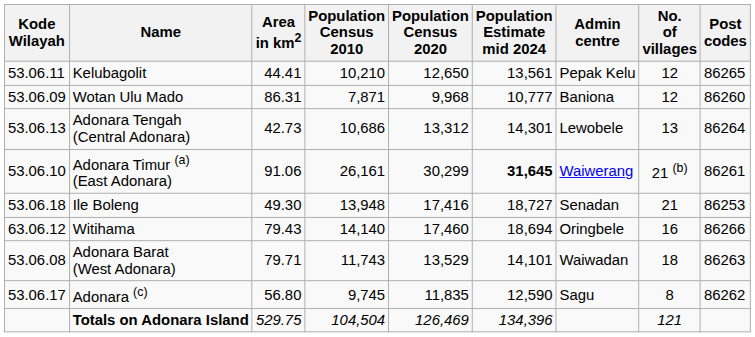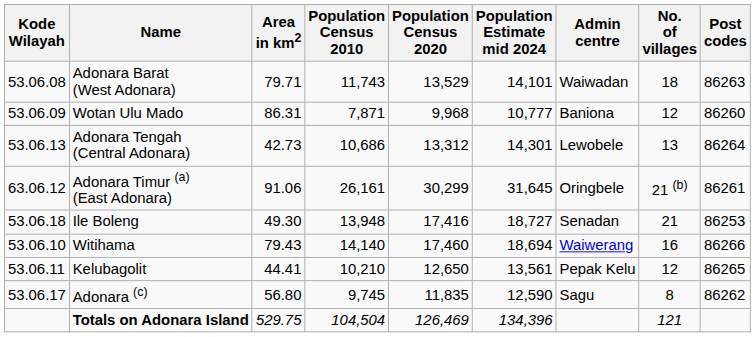rows swapped: (124, 260) <-> (109, 73)
(37, 171) 53.06.10 -> (37, 188) 63.06.12
(530, 171) bold -> (530, 188) normal
(596, 171) Waiwerang -> (592, 188) Oringbele
(37, 228) 63.06.12 -> (37, 245) 53.06.10
(592, 228) Oringbele -> (596, 245) Waiwerang
